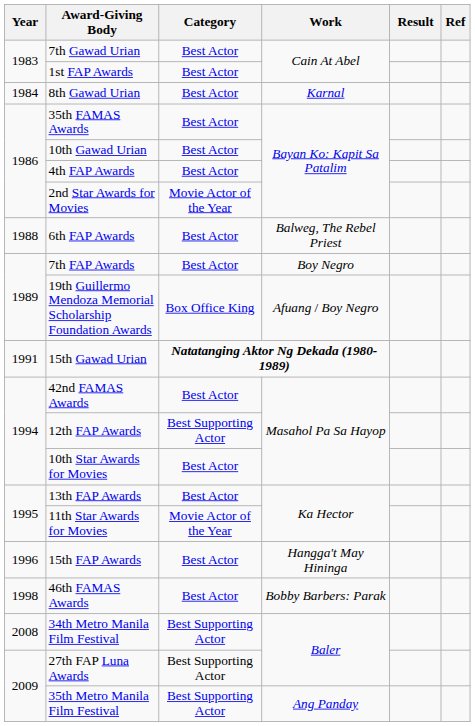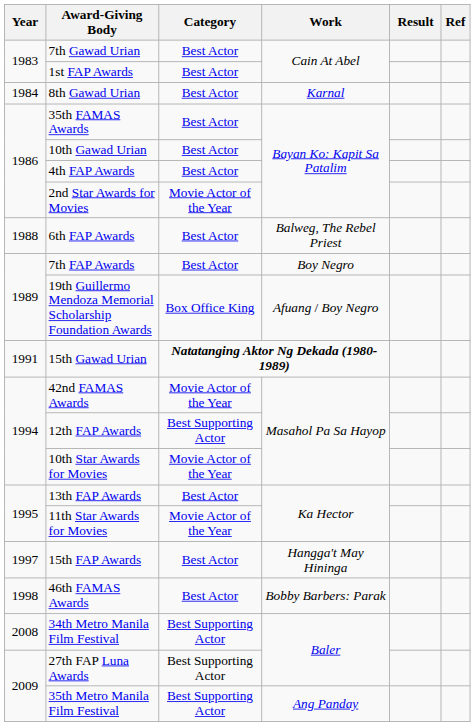(210, 394) Best Actor -> (210, 394) Movie Actor of the Year
(210, 466) Best Actor -> (210, 466) Movie Actor of the Year
(25, 559) 1996 -> (25, 559) 1997
